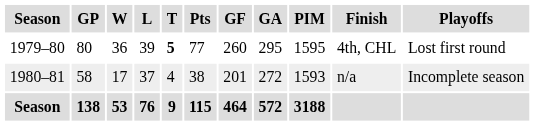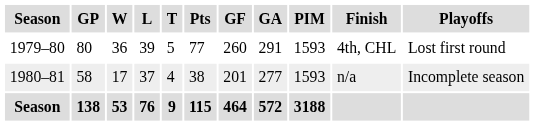(171, 48) bold -> (171, 48) normal
(270, 48) 295 -> (270, 48) 291
(310, 48) 1595 -> (310, 48) 1593
(270, 77) 272 -> (270, 77) 277
